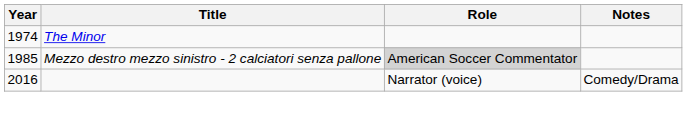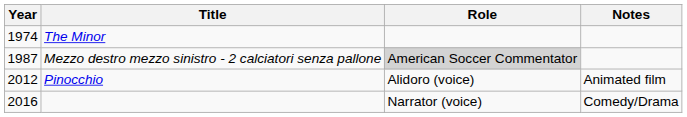(23, 58) 1985 -> (23, 58) 1987
+ row: (74, 79)
